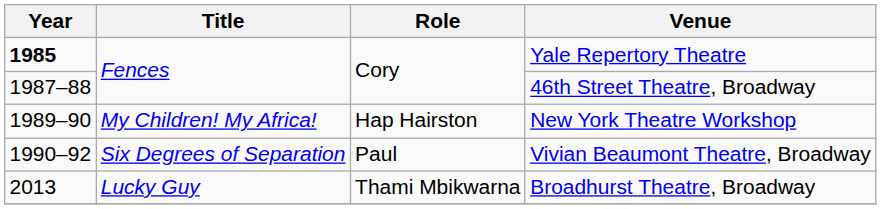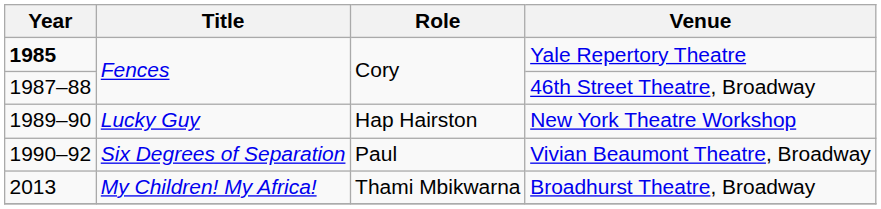(209, 120) My Children! My Africa! -> (150, 120) Lucky Guy
(150, 187) Lucky Guy -> (209, 187) My Children! My Africa!
